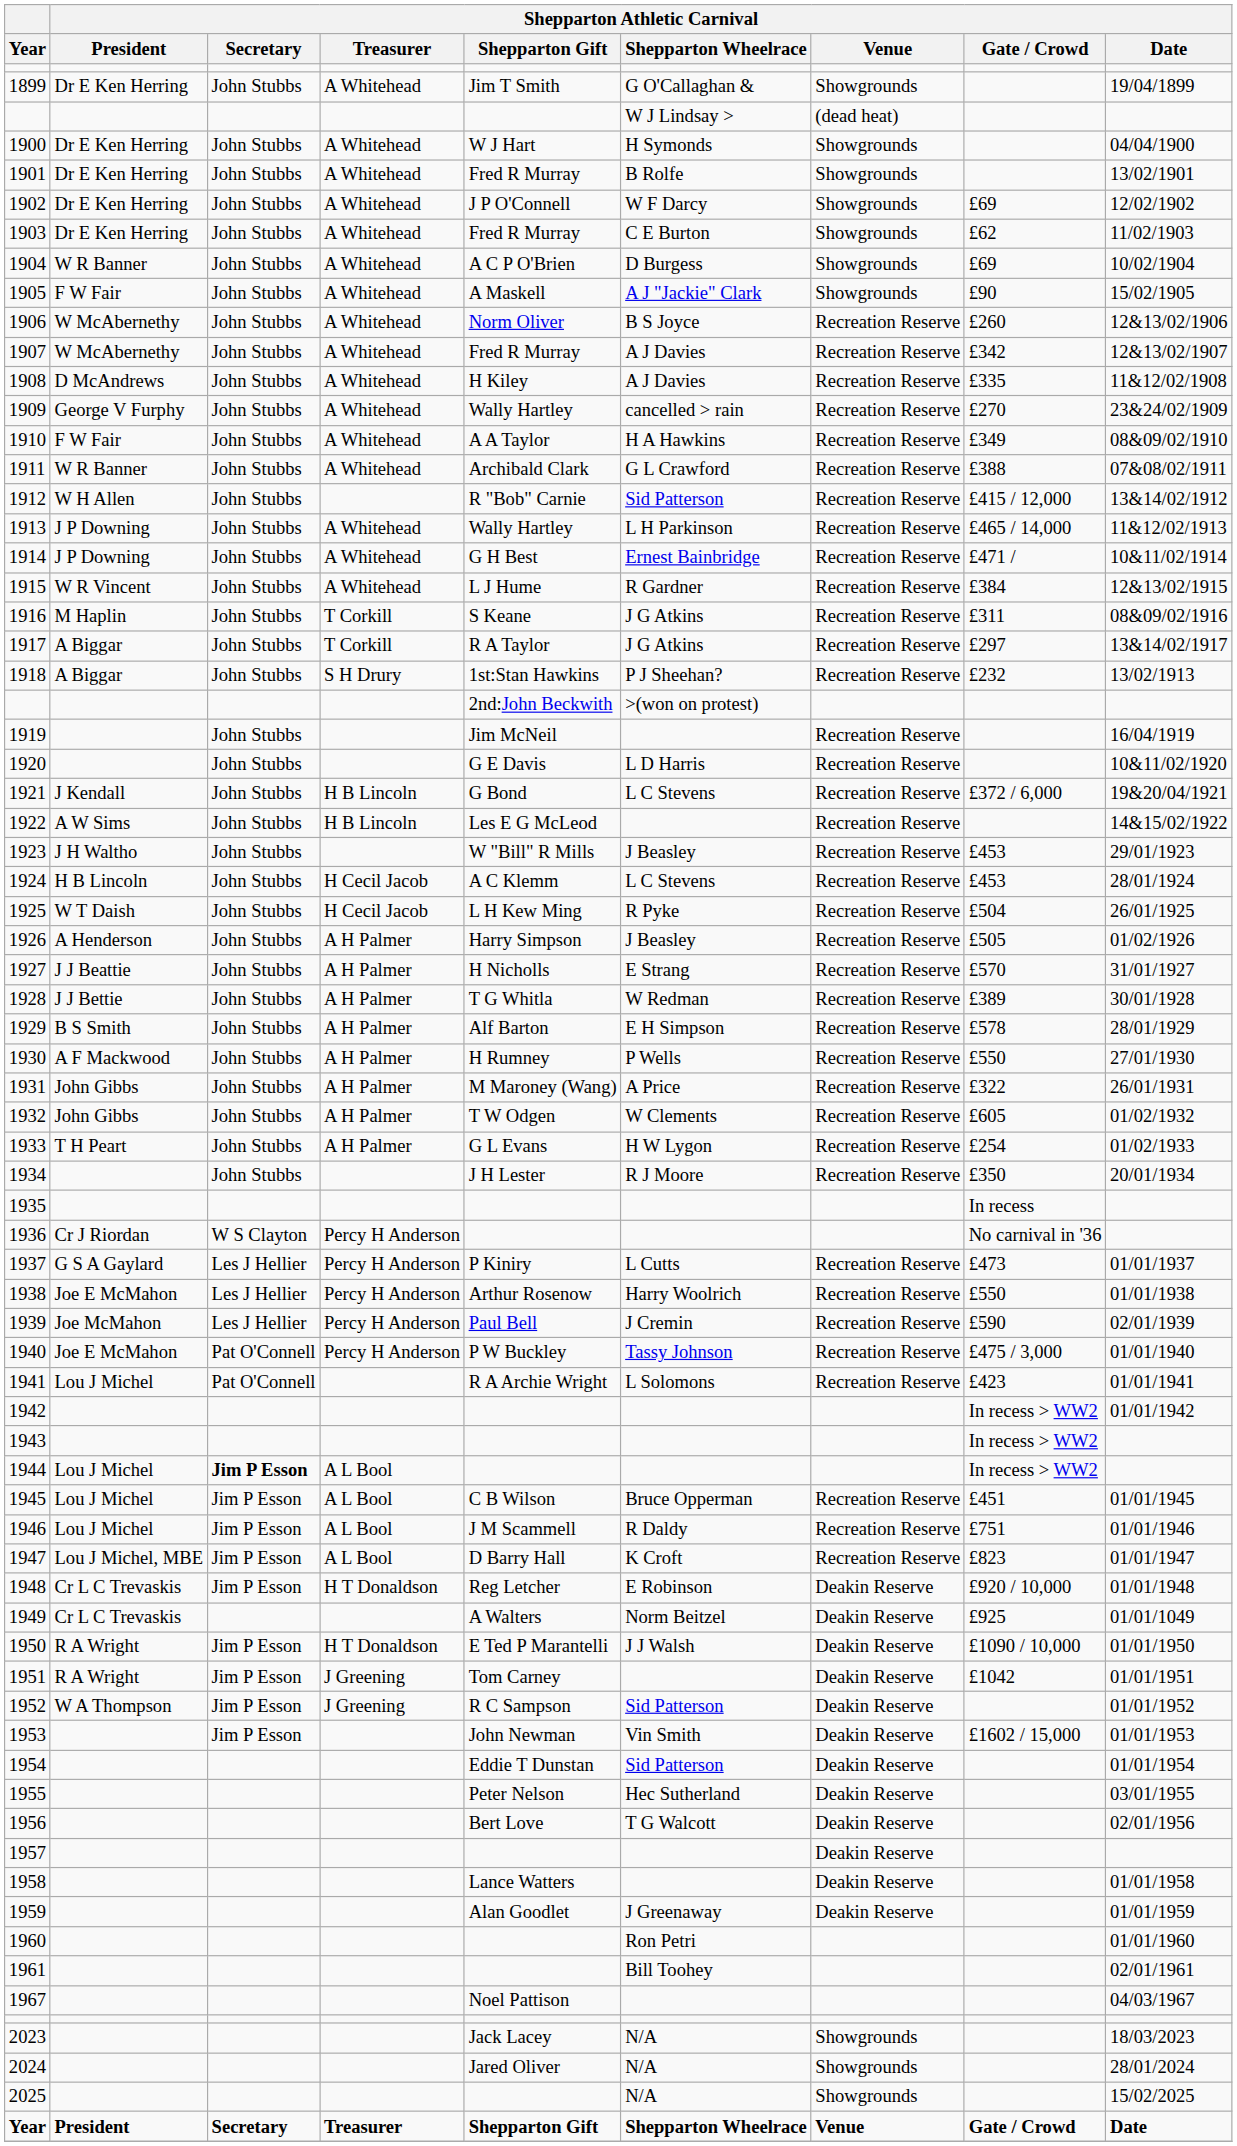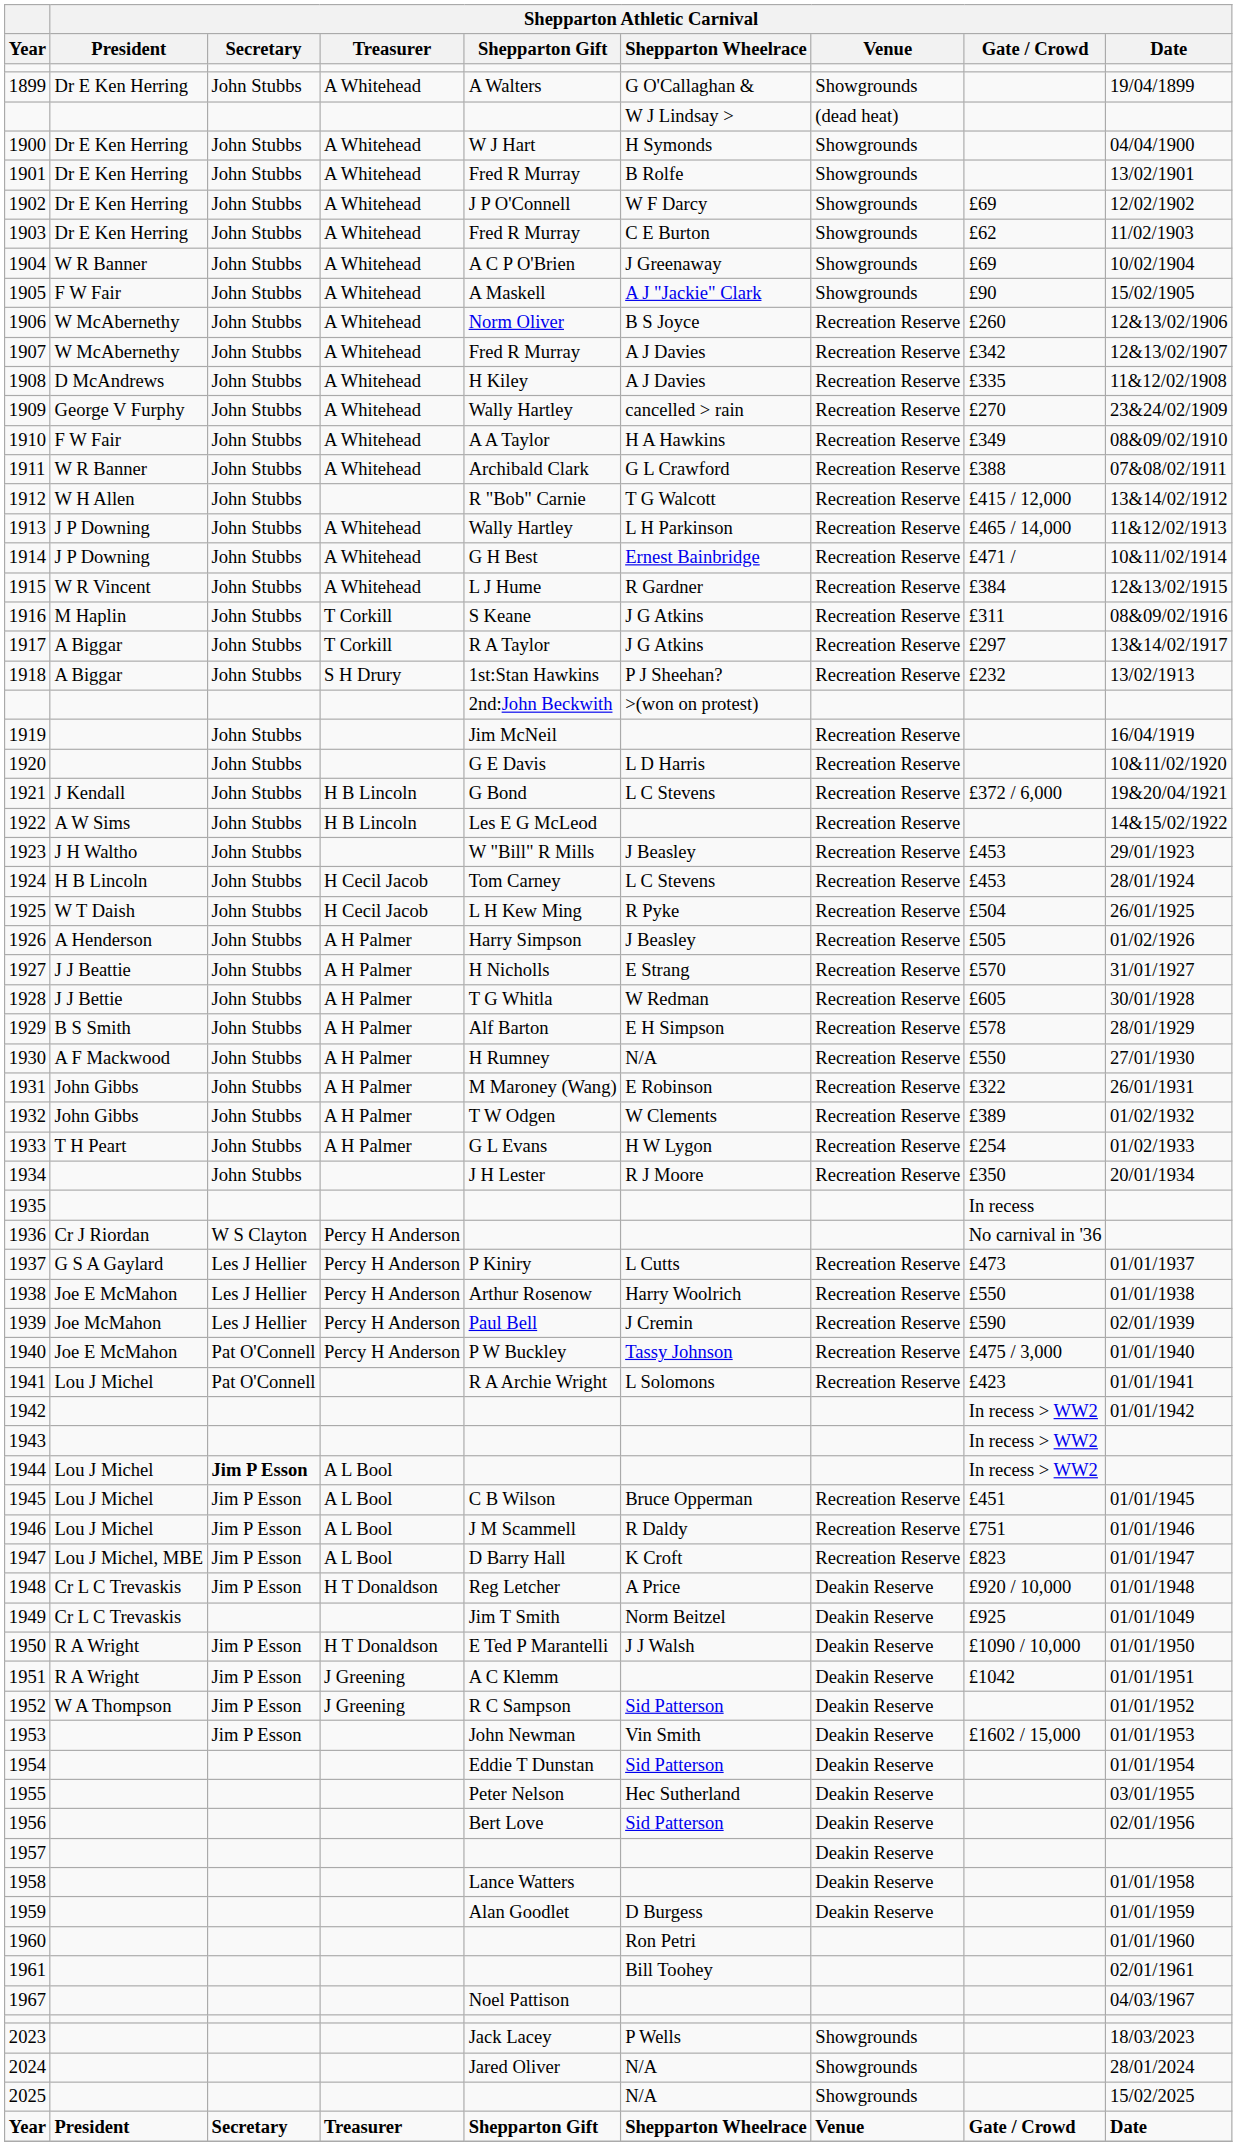(514, 86) Jim T Smith -> (505, 86) A Walters
(664, 263) D Burgess -> (673, 263) J Greenaway
(674, 498) Sid Patterson -> (670, 498) T G Walcott
(513, 881) A C Klemm -> (515, 881) Tom Carney
(987, 999) £389 -> (987, 999) £605
(653, 1057) P Wells -> (641, 1057) N/A
(653, 1087) A Price -> (669, 1087) E Robinson
(987, 1116) £605 -> (987, 1116) £389
(669, 1587) E Robinson -> (653, 1587) A Price
(505, 1617) A Walters -> (514, 1617) Jim T Smith
(515, 1676) Tom Carney -> (513, 1676) A C Klemm
(670, 1823) T G Walcott -> (674, 1823) Sid Patterson
(673, 1911) J Greenaway -> (664, 1911) D Burgess
(641, 2037) N/A -> (653, 2037) P Wells
